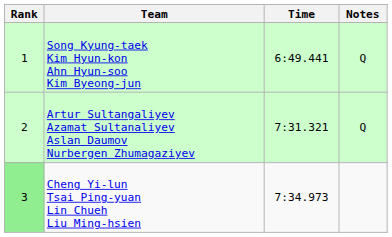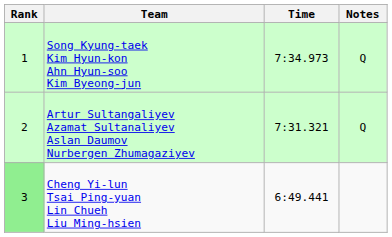(302, 58) 6:49.441 -> (302, 58) 7:34.973
(302, 197) 7:34.973 -> (302, 197) 6:49.441
